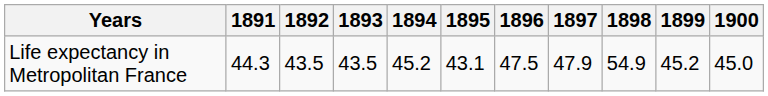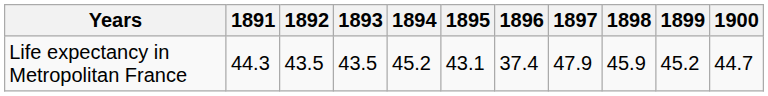(519, 63) 47.5 -> (519, 63) 37.4
(626, 63) 54.9 -> (626, 63) 45.9
(734, 63) 45.0 -> (734, 63) 44.7
